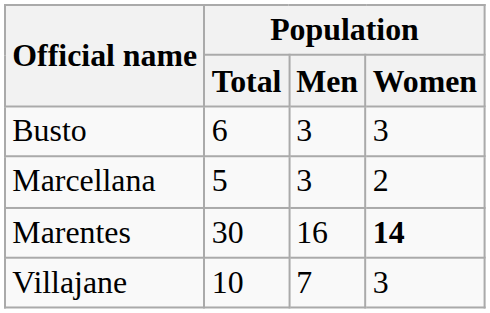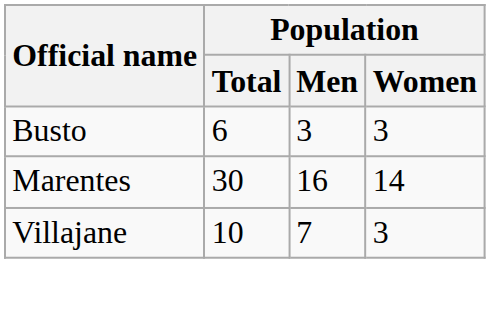- row: (84, 181)
(389, 231) bold -> (389, 181) normal
